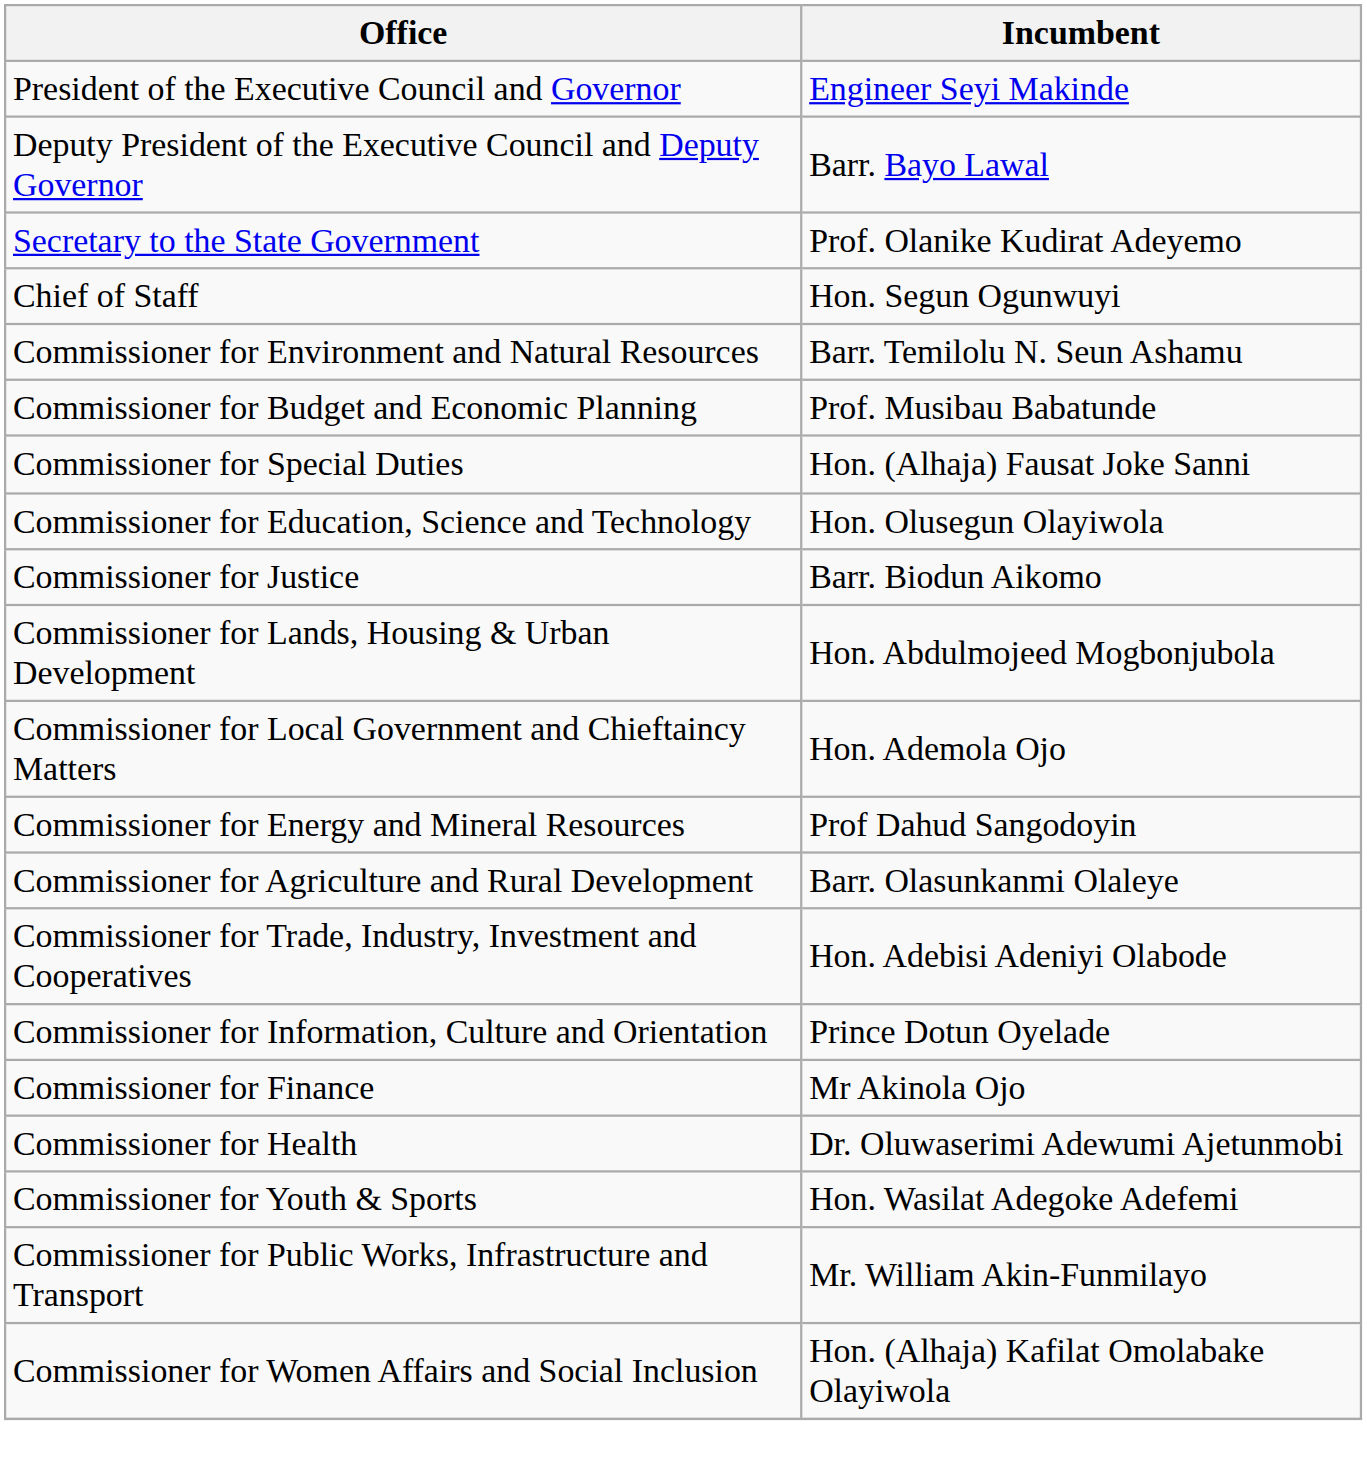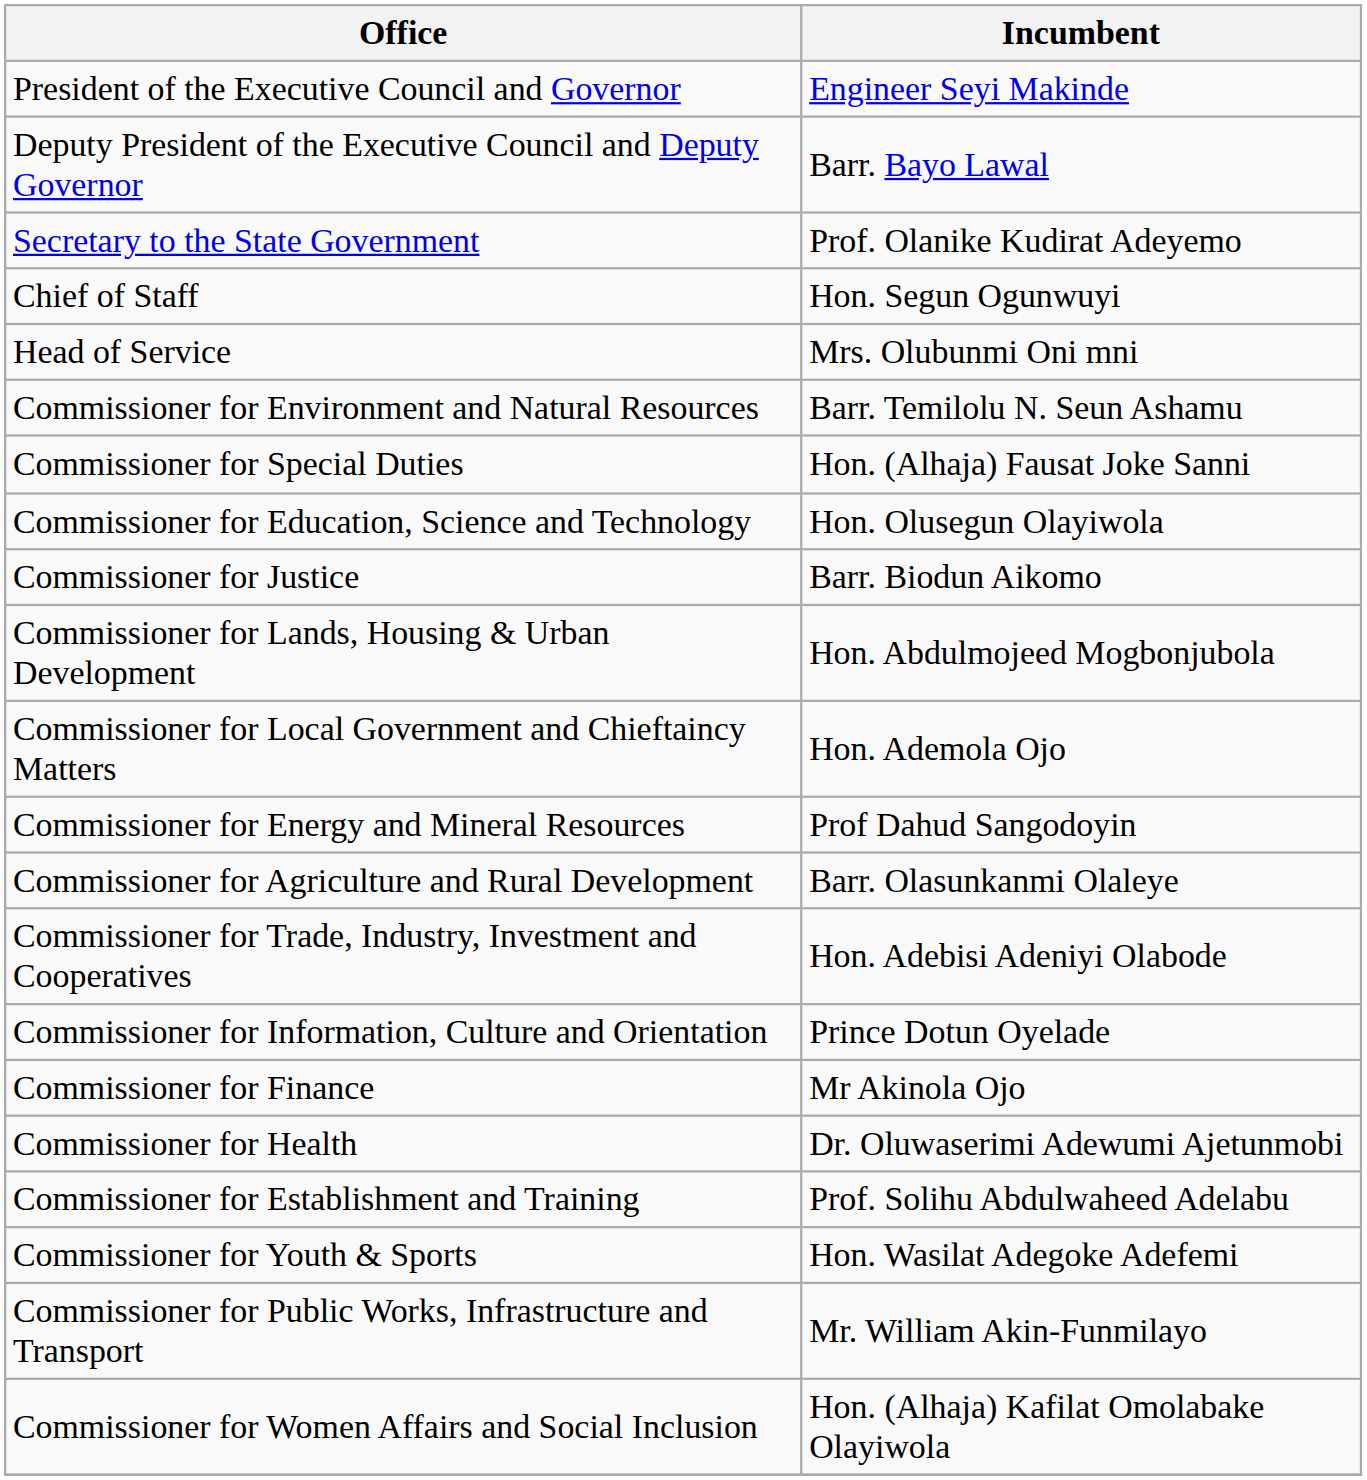+ row: (122, 352)
- row: (355, 408)
+ row: (326, 1199)
